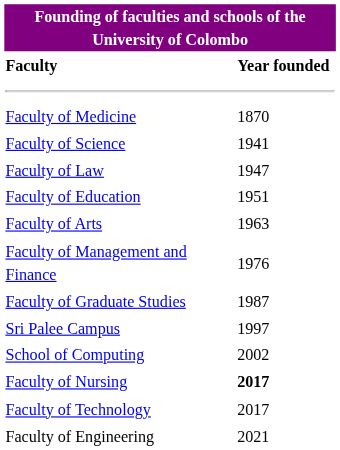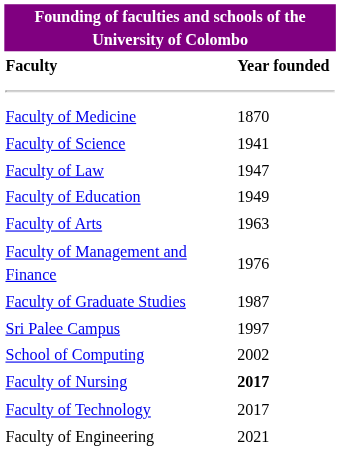(253, 197) 1951 -> (253, 197) 1949
